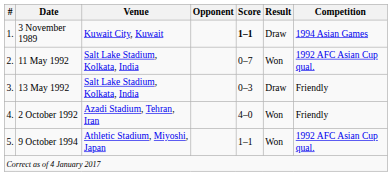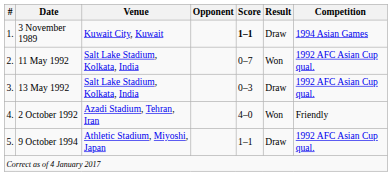(312, 88) Friendly -> (337, 88) 1992 AFC Asian Cup qual.
(274, 142) Won -> (276, 142) Draw
